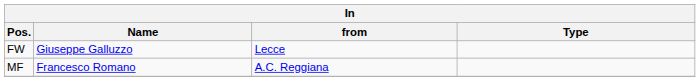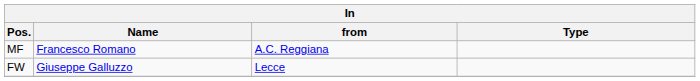rows swapped: (15, 68) <-> (16, 50)
